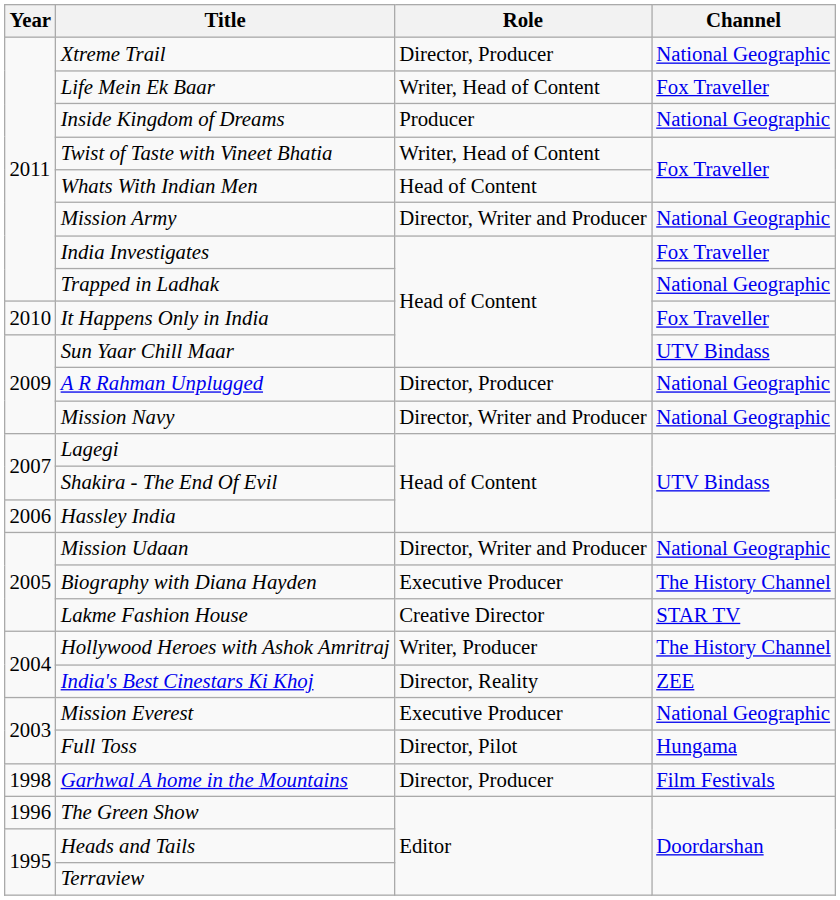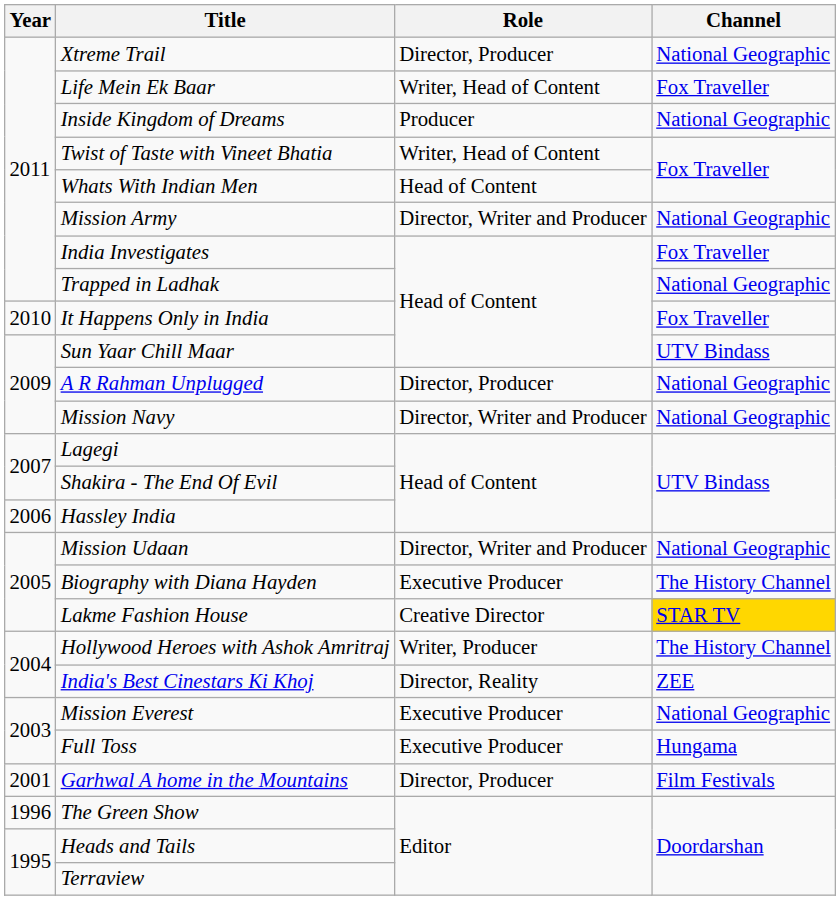(698, 614) no background -> (698, 614) gold background
(458, 746) Director, Pilot -> (481, 746) Executive Producer
(30, 779) 1998 -> (30, 779) 2001
